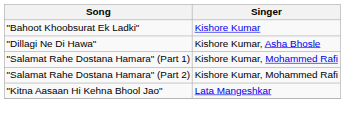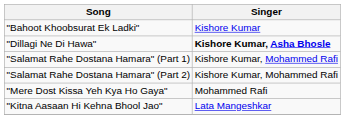(258, 43) normal -> (263, 43) bold
+ row: (87, 91)
